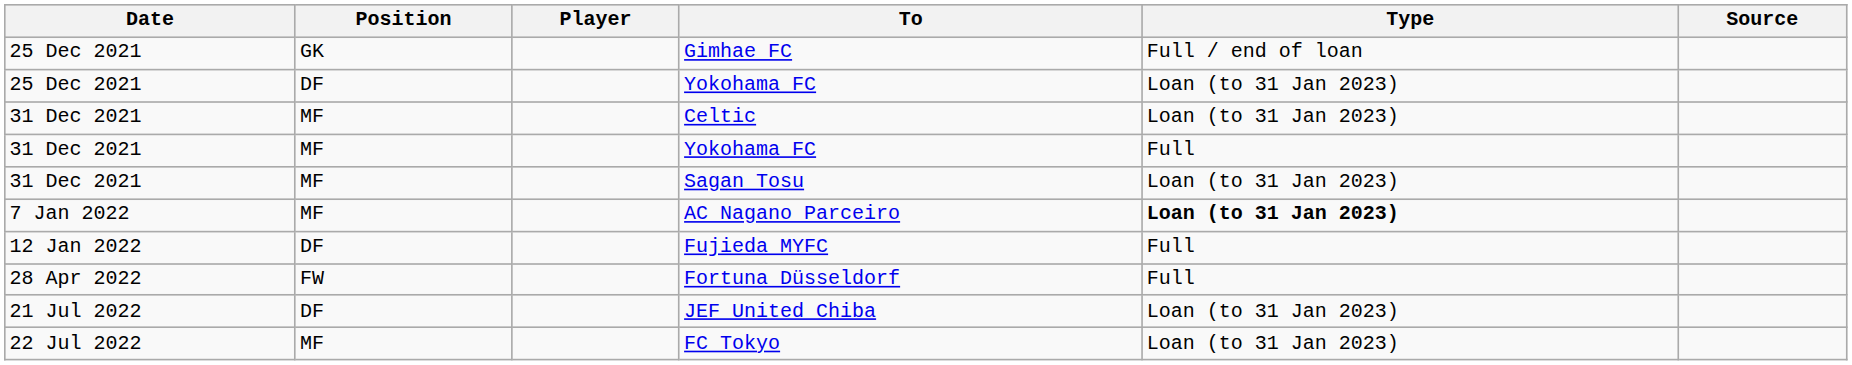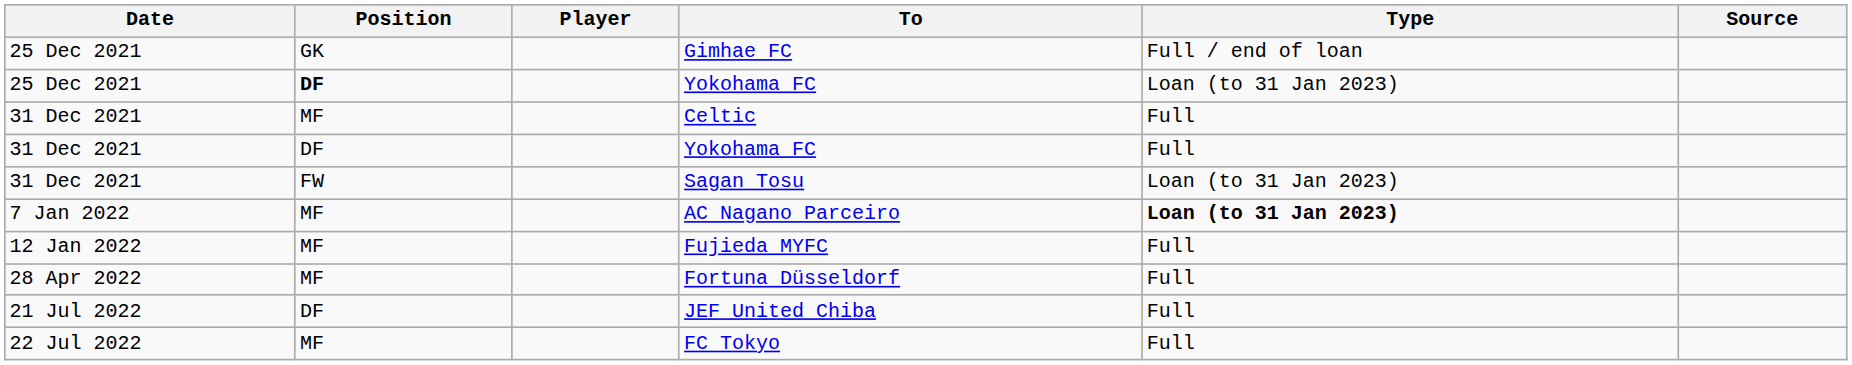(312, 86) normal -> (312, 86) bold
(1273, 118) Loan (to 31 Jan 2023) -> (1171, 118) Full
(312, 150) MF -> (312, 150) DF
(312, 183) MF -> (312, 183) FW
(312, 247) DF -> (312, 247) MF
(312, 280) FW -> (312, 280) MF
(1273, 312) Loan (to 31 Jan 2023) -> (1171, 312) Full
(1273, 344) Loan (to 31 Jan 2023) -> (1171, 344) Full
